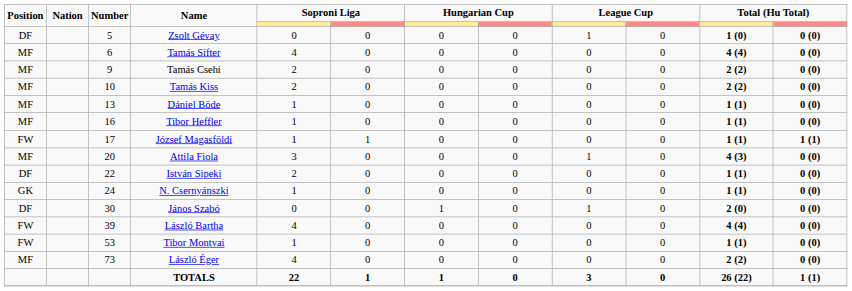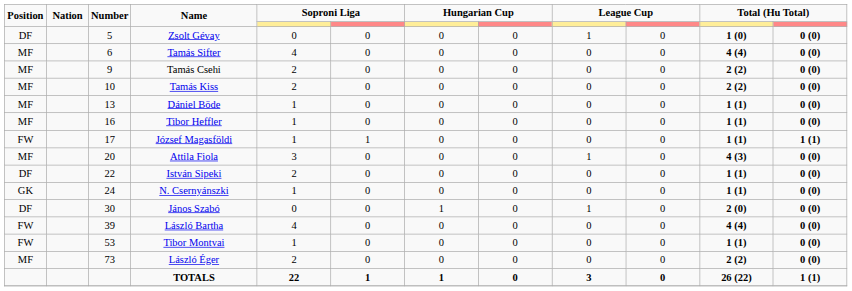(294, 260) 4 -> (294, 260) 2
